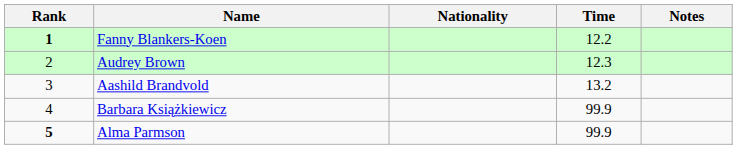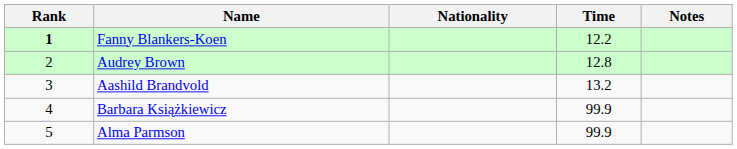(599, 62) 12.3 -> (599, 62) 12.8
(49, 132) bold -> (49, 132) normal
